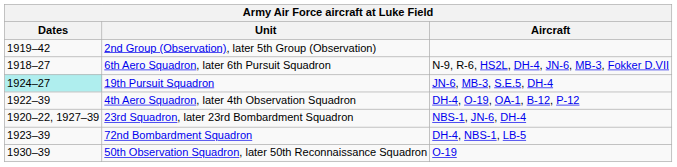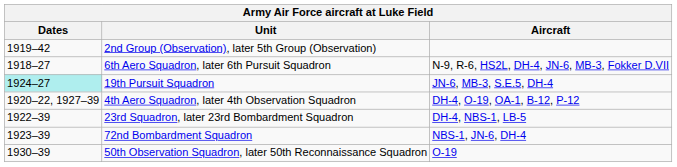(29, 100) 1922–39 -> (53, 100) 1920–22, 1927–39
(53, 118) 1920–22, 1927–39 -> (29, 118) 1922–39
(479, 118) NBS-1, JN-6, DH-4 -> (479, 118) DH-4, NBS-1, LB-5
(479, 135) DH-4, NBS-1, LB-5 -> (479, 135) NBS-1, JN-6, DH-4
